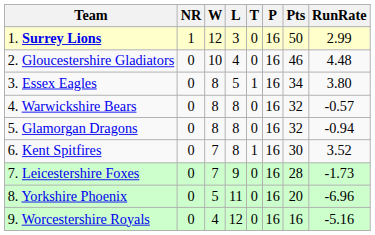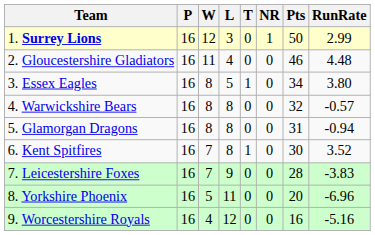columns swapped: (273, 15) <-> (191, 15)
(215, 60) 10 -> (209, 60) 11
(296, 128) 32 -> (296, 128) 31
(339, 173) -1.73 -> (339, 173) -3.83
